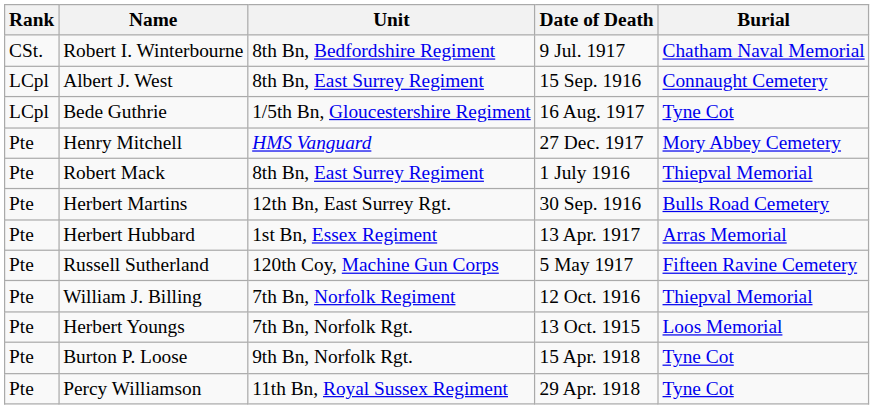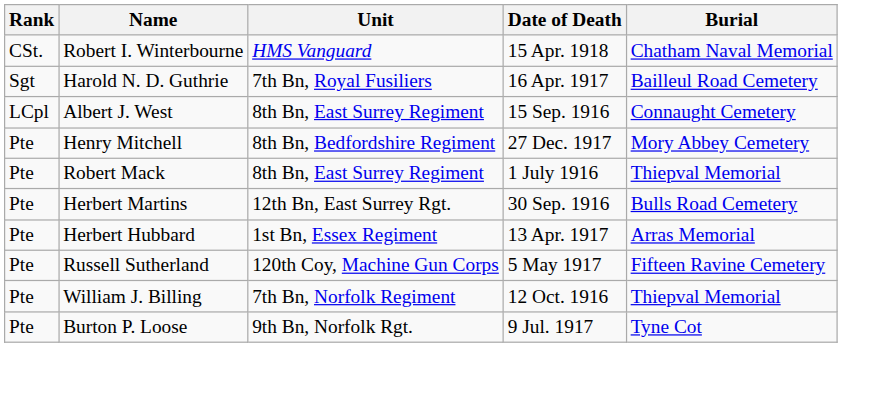(374, 50) 8th Bn, Bedfordshire Regiment -> (312, 50) HMS Vanguard
(582, 50) 9 Jul. 1917 -> (558, 50) 15 Apr. 1918
+ row: (146, 81)
- row: (115, 111)
(312, 142) HMS Vanguard -> (374, 142) 8th Bn, Bedfordshire Regiment
- row: (124, 326)
(590, 357) 15 Apr. 1918 -> (550, 326) 9 Jul. 1917
- row: (132, 388)
